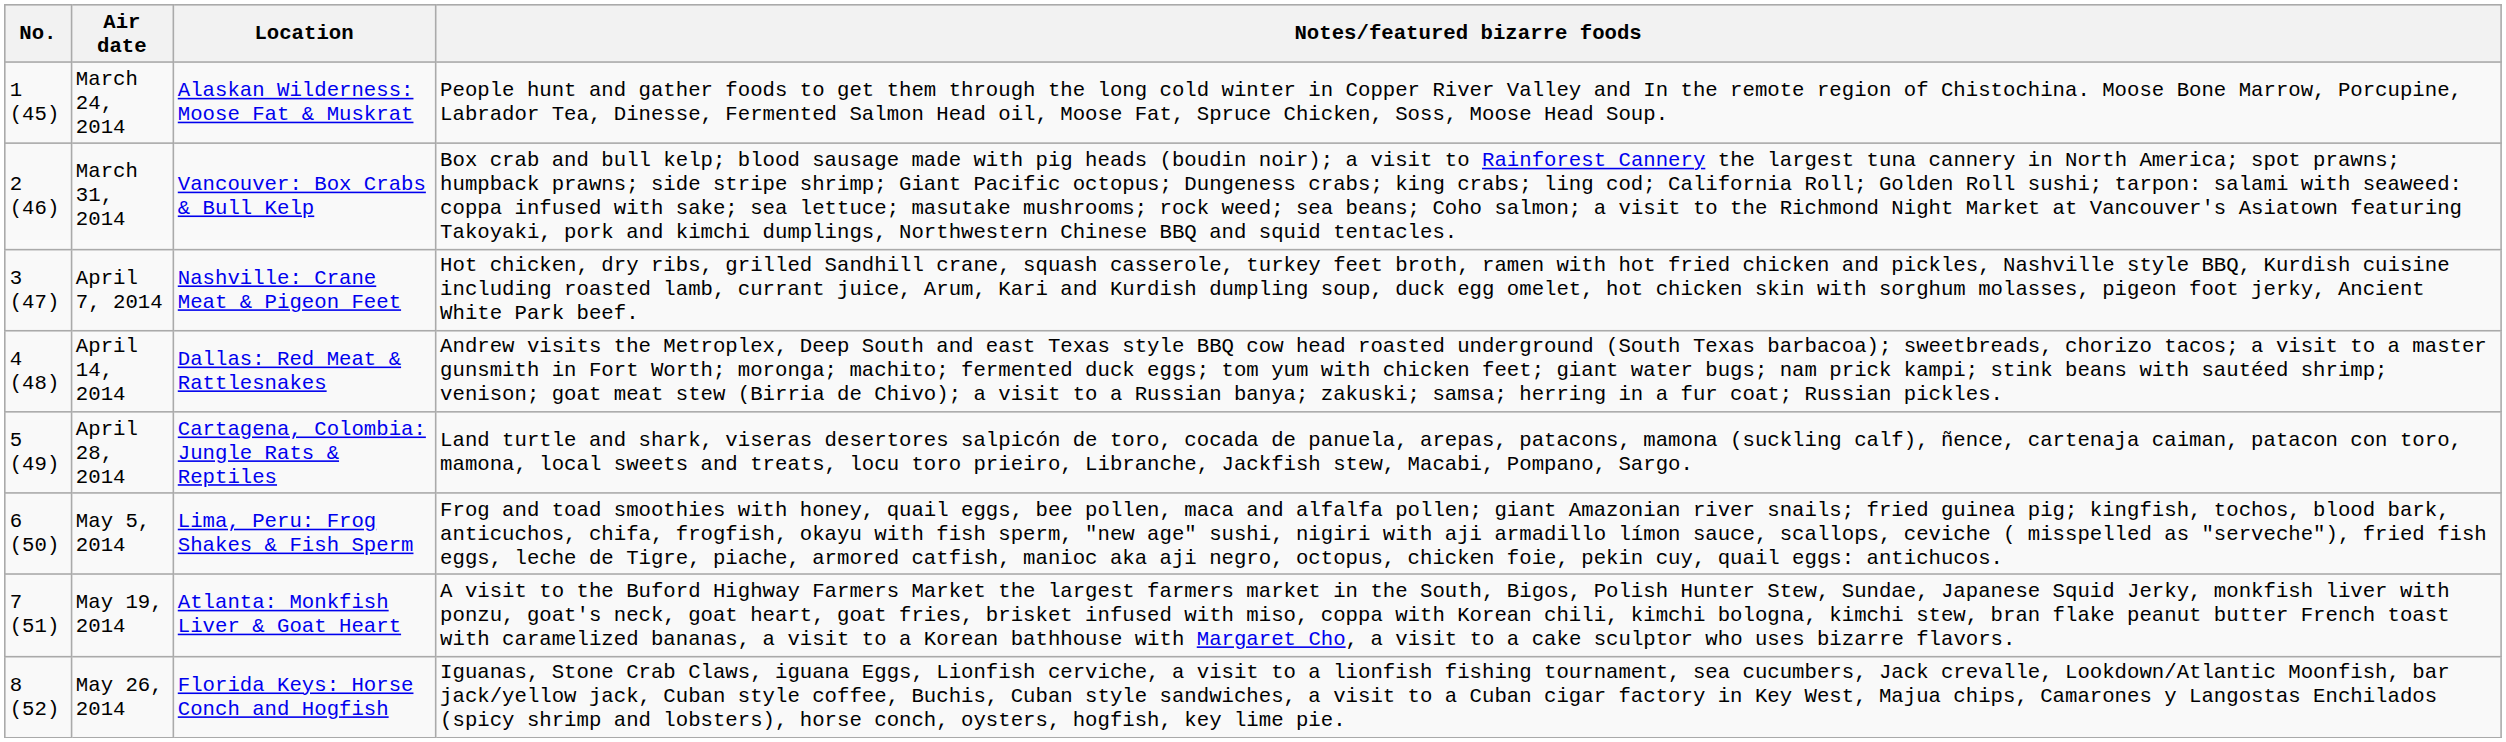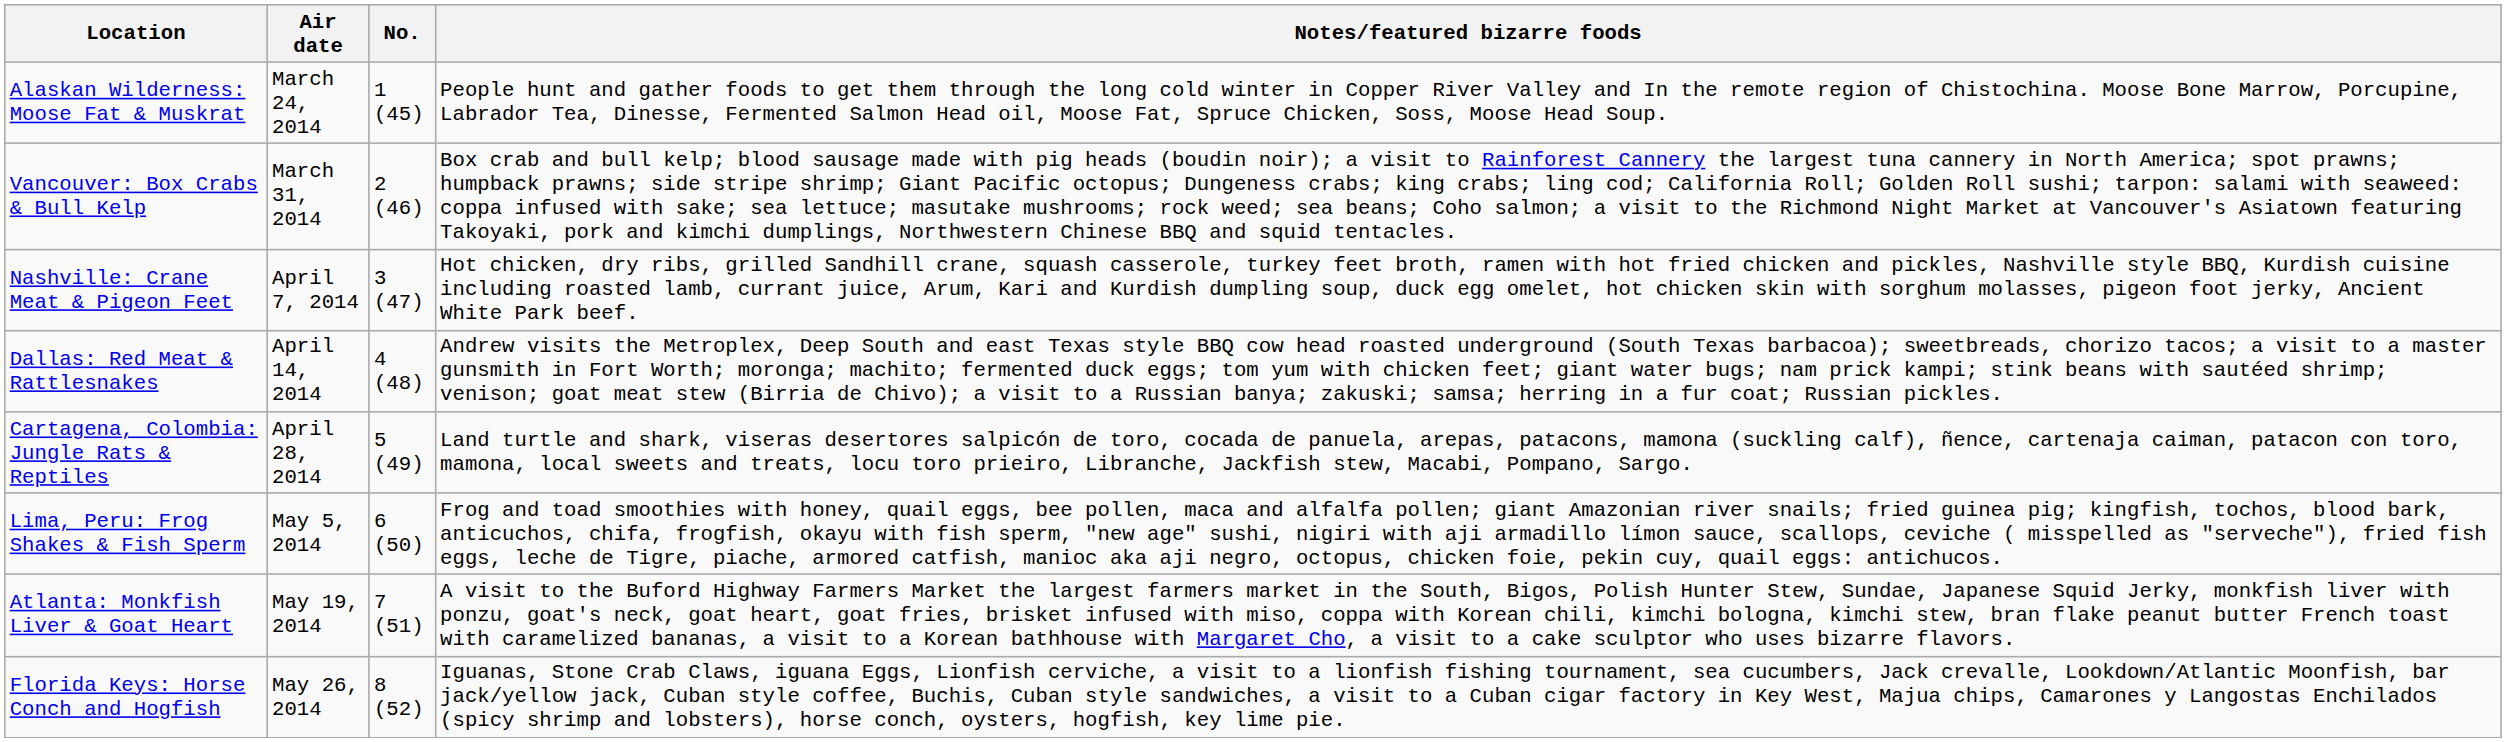columns swapped: (38, 34) <-> (304, 34)
